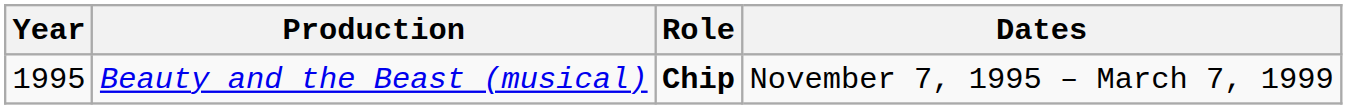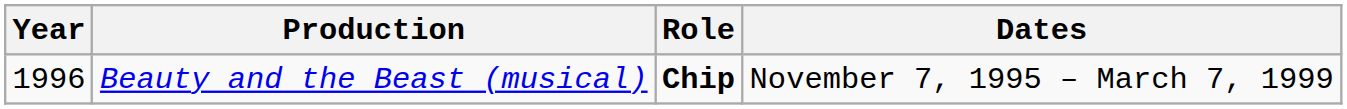(49, 80) 1995 -> (49, 80) 1996
